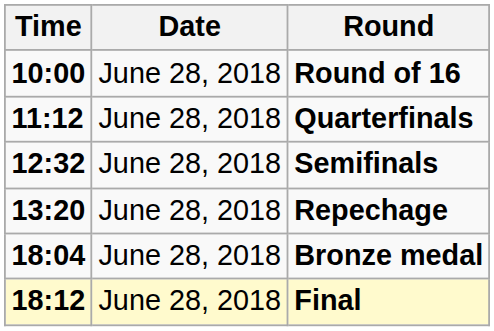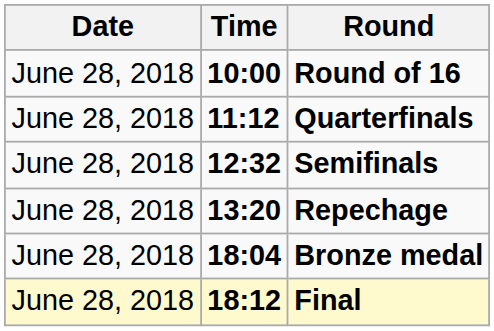columns swapped: (190, 27) <-> (48, 27)
